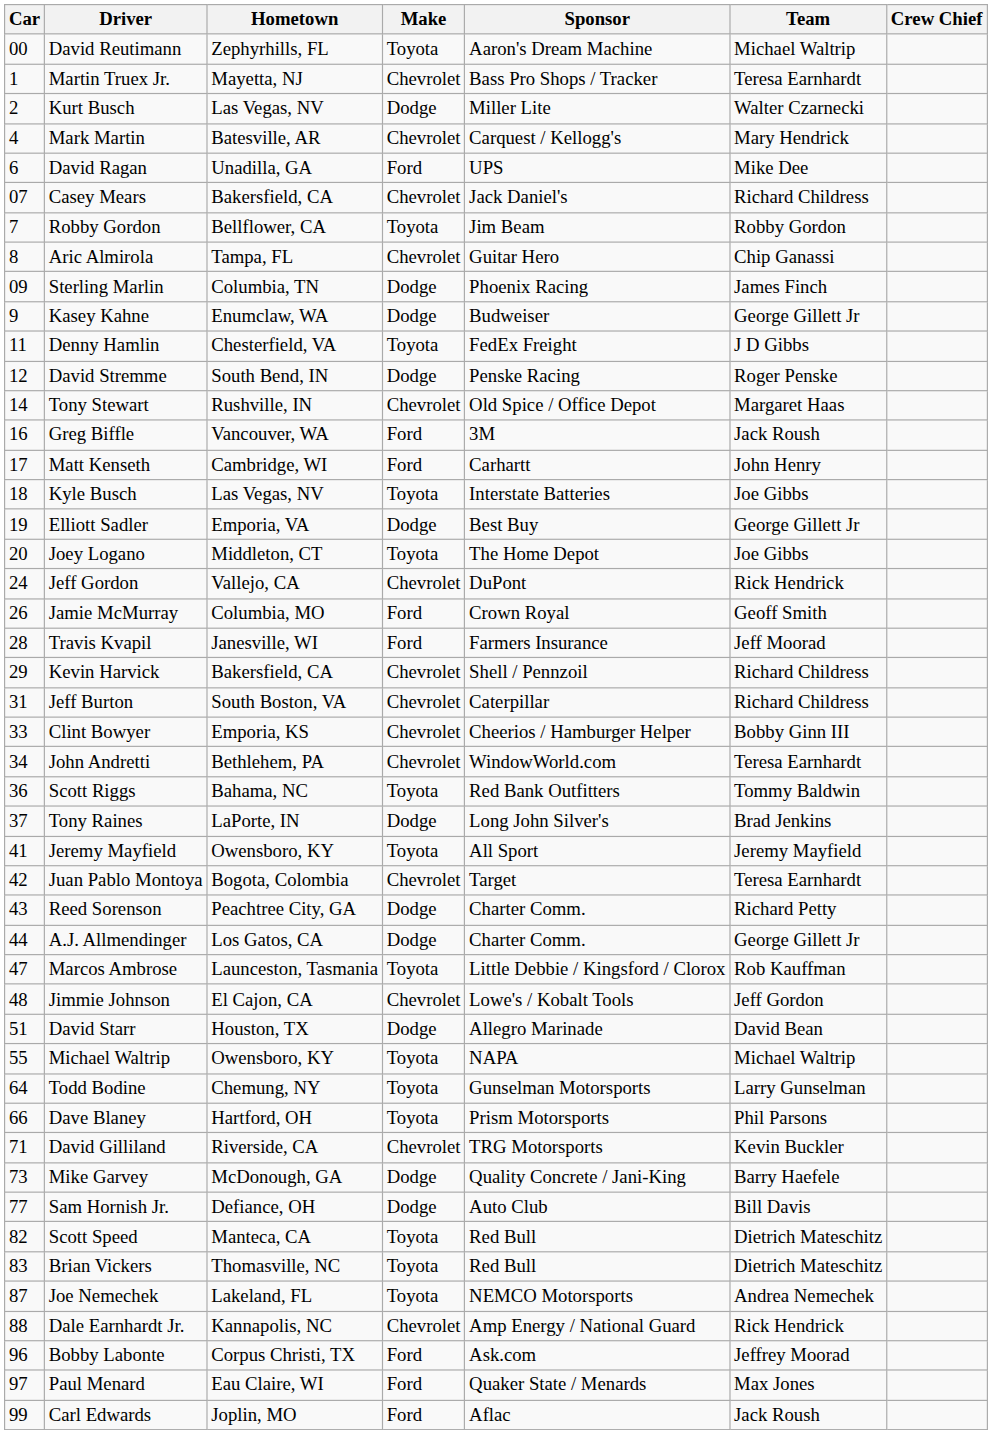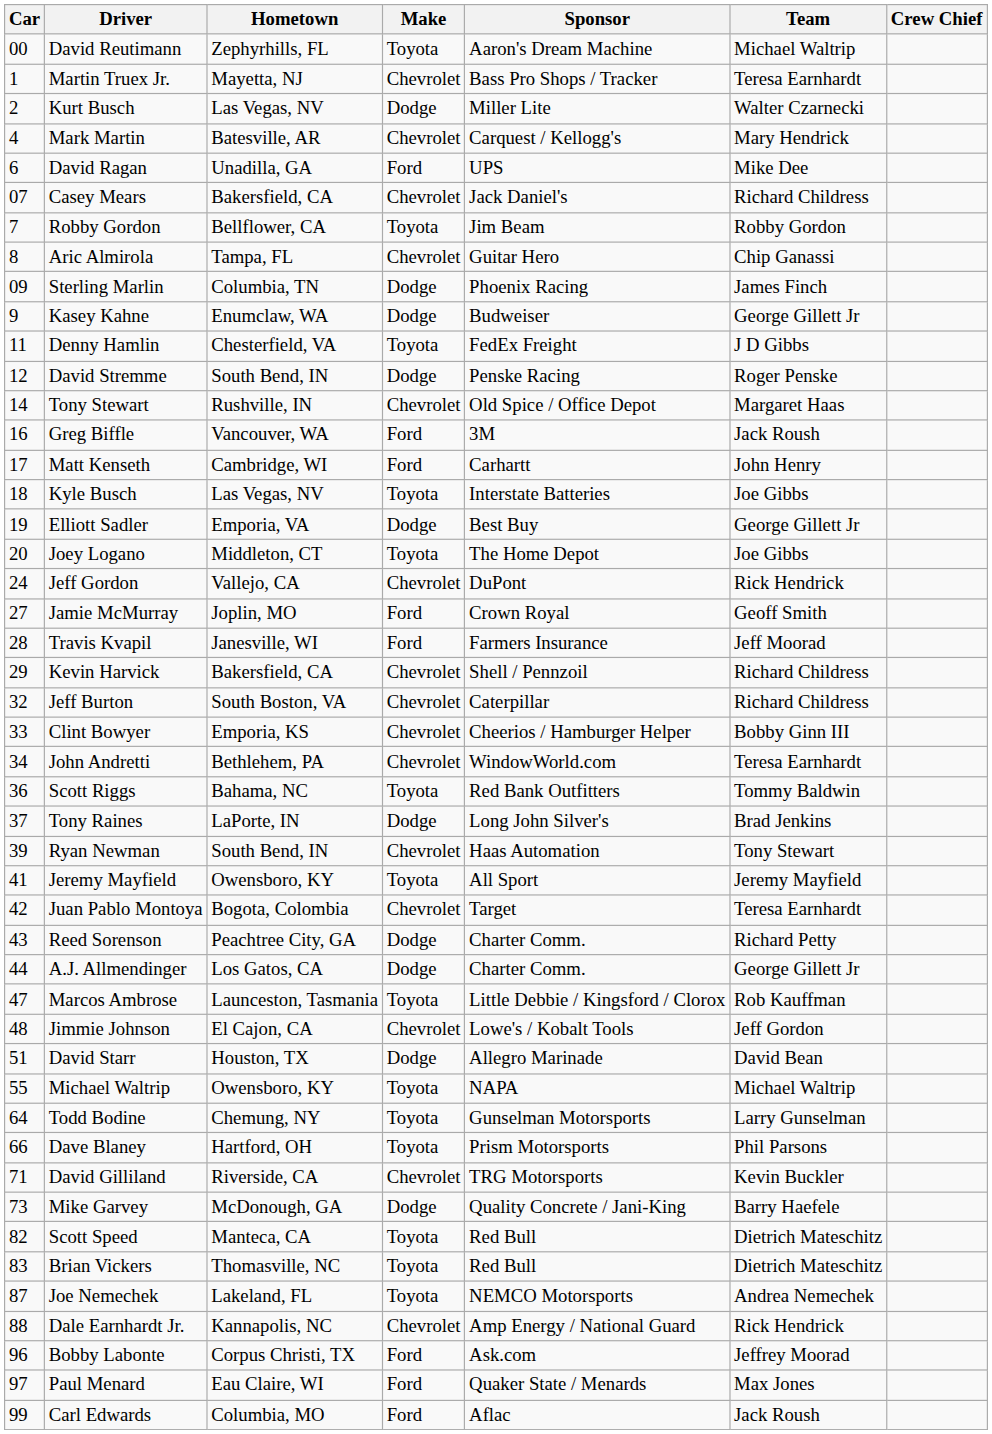(18, 613) 26 -> (18, 613) 27
(268, 613) Columbia, MO -> (254, 613) Joplin, MO
(18, 702) 31 -> (18, 702) 32
+ row: (104, 850)
- row: (109, 1206)
(254, 1414) Joplin, MO -> (268, 1414) Columbia, MO
